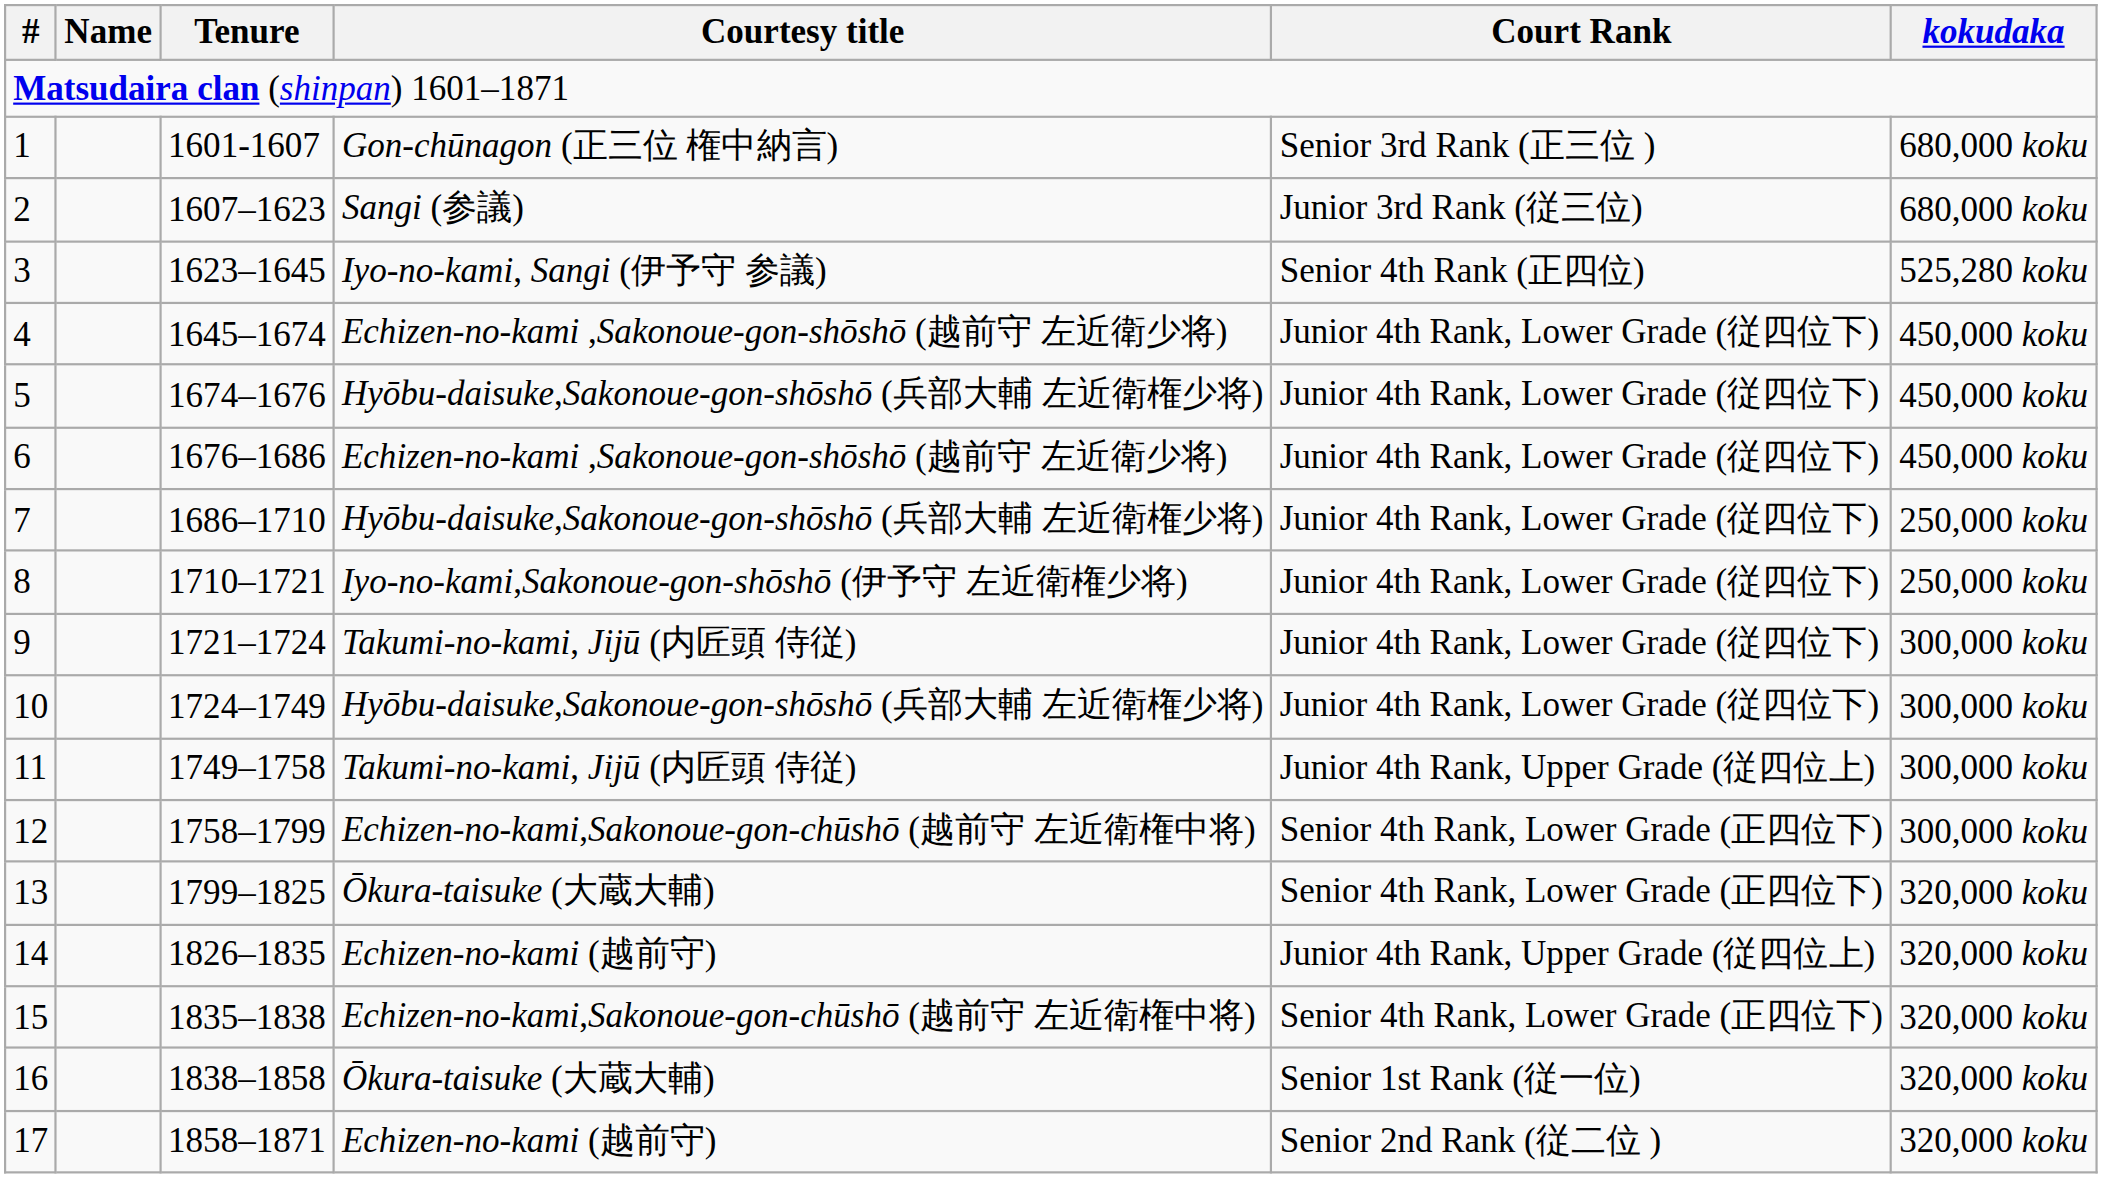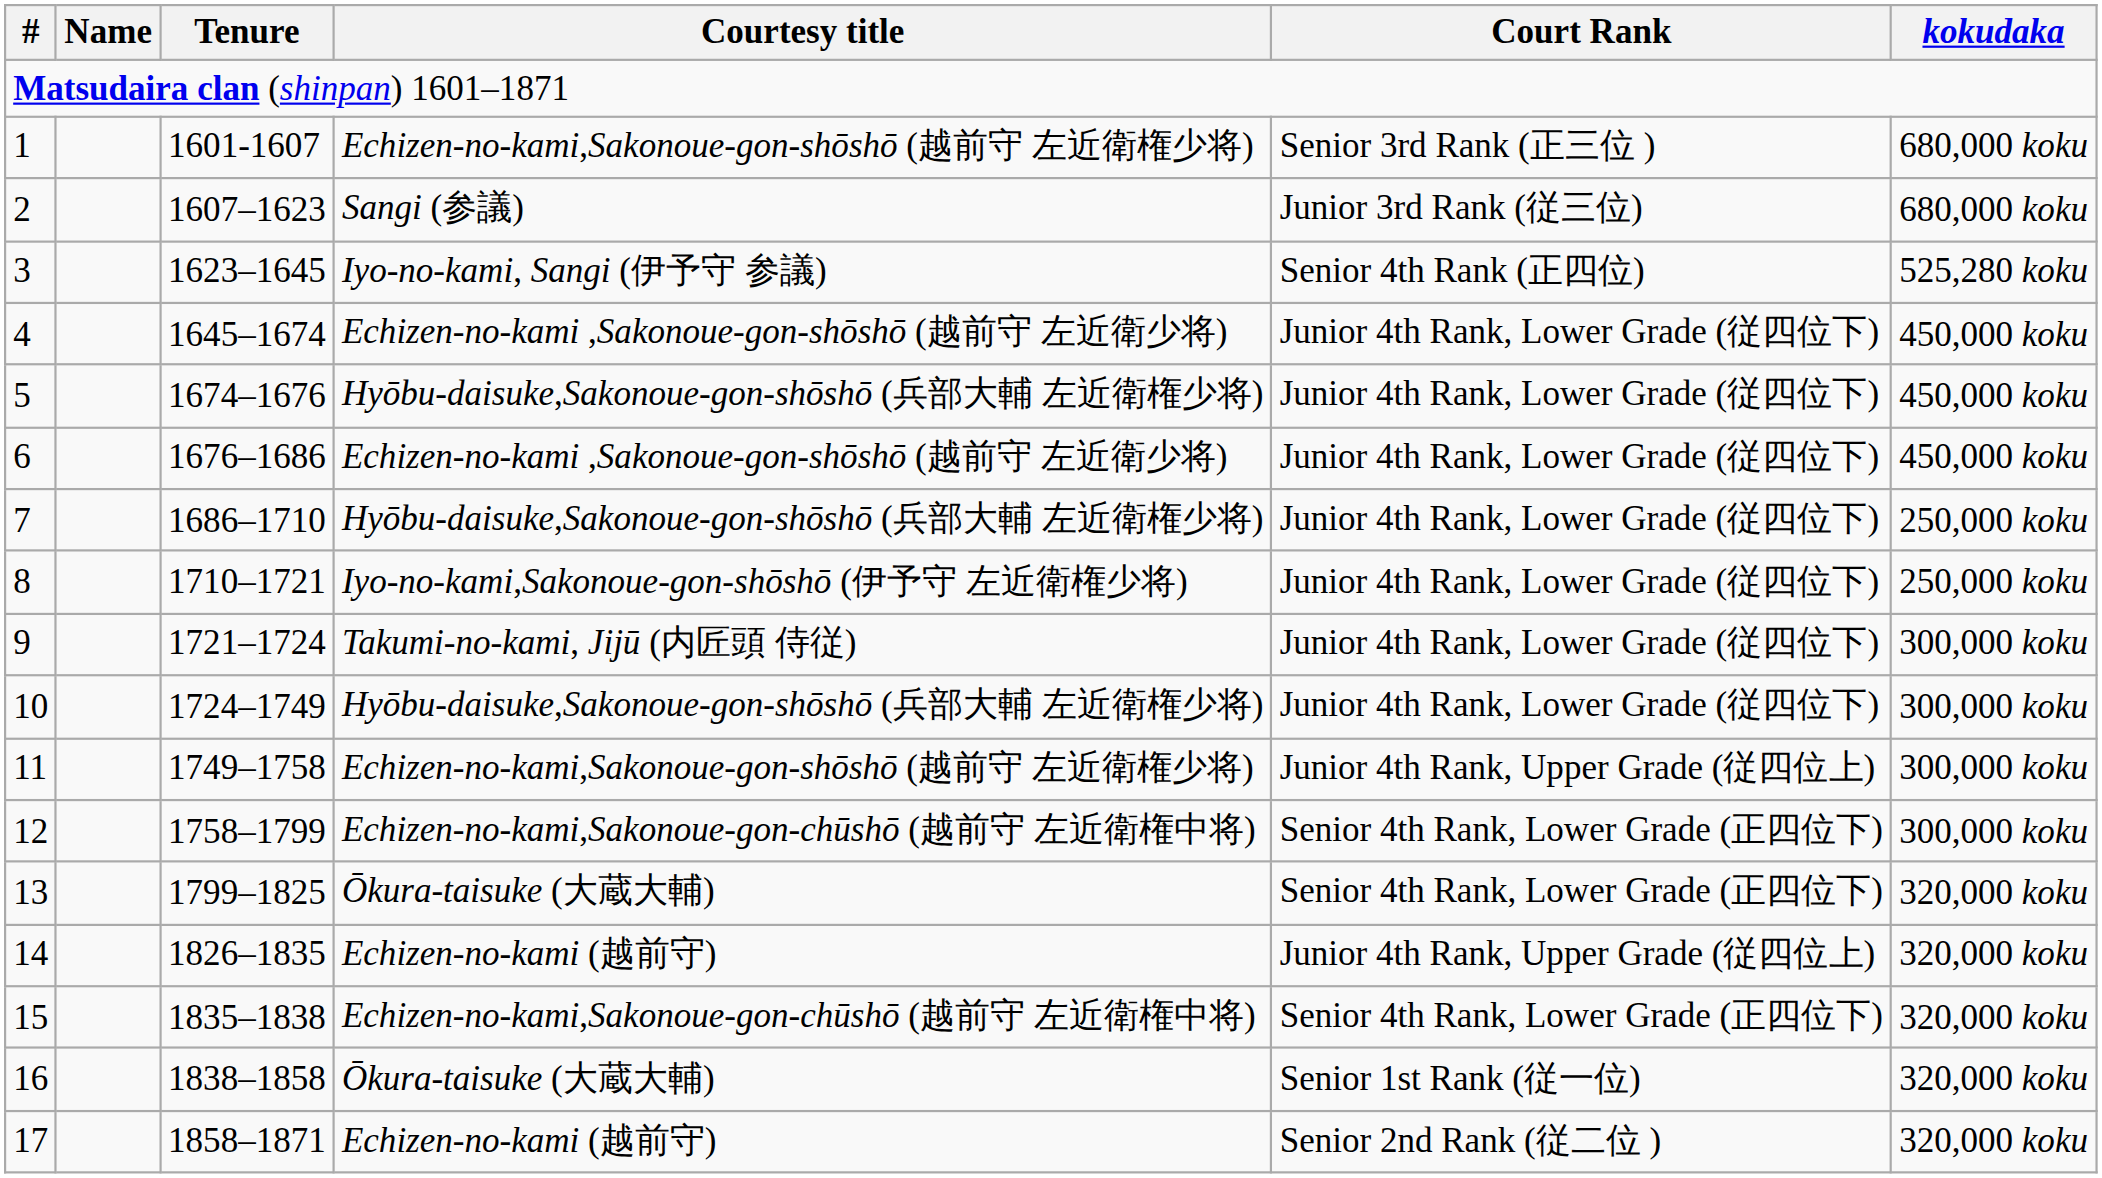(590, 145) Gon-chūnagon (正三位 権中納言) -> (798, 145) Echizen-no-kami,Sakonoue-gon-shōshō (越前守 左近衛権少将)
(599, 767) Takumi-no-kami, Jijū (内匠頭 侍従) -> (798, 767) Echizen-no-kami,Sakonoue-gon-shōshō (越前守 左近衛権少将)
